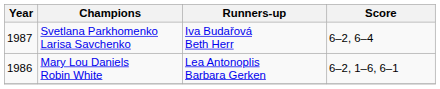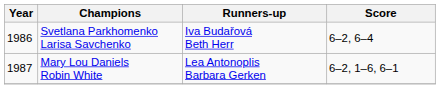(20, 37) 1987 -> (20, 37) 1986
(20, 68) 1986 -> (20, 68) 1987
